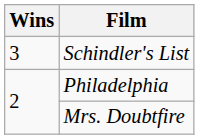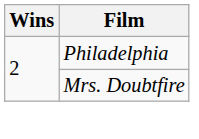- row: (126, 52)
